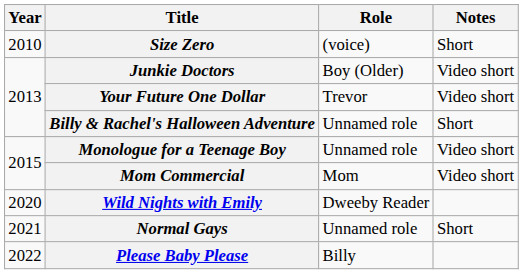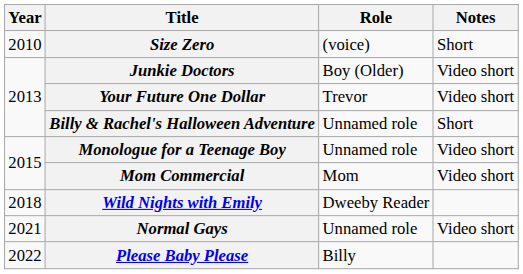(25, 202) 2020 -> (25, 202) 2018
(455, 228) Short -> (476, 228) Video short
